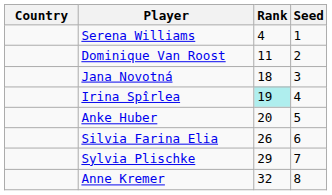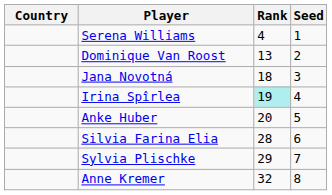(265, 56) 11 -> (265, 56) 13
(265, 138) 26 -> (265, 138) 28
